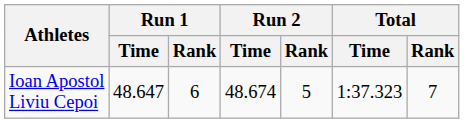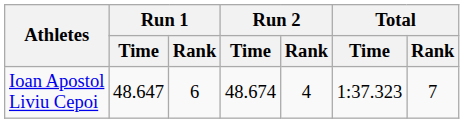(306, 92) 5 -> (306, 92) 4
